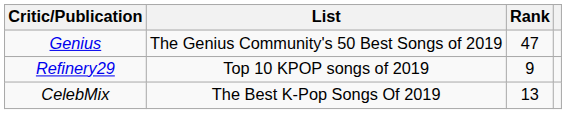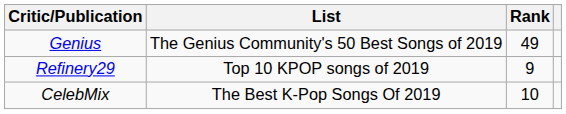(530, 43) 47 -> (530, 43) 49
(530, 95) 13 -> (530, 95) 10
